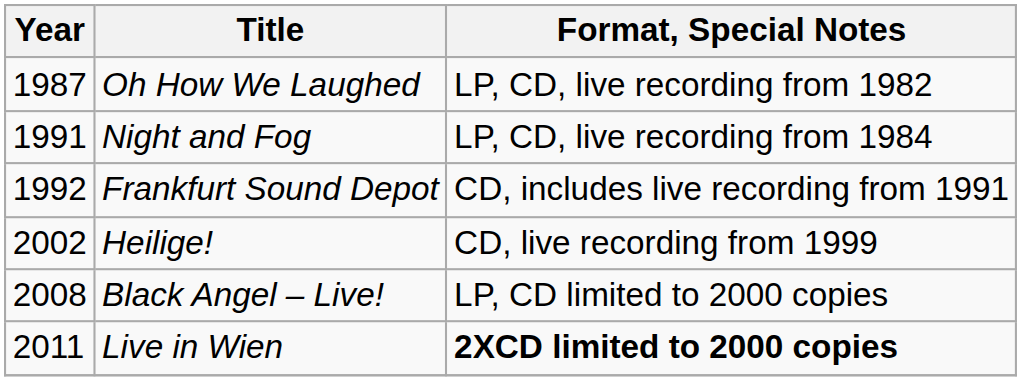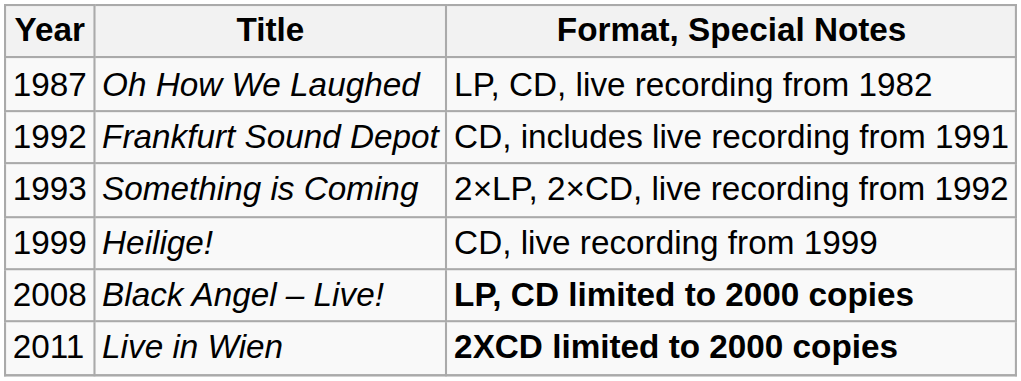- row: (207, 136)
+ row: (260, 189)
(50, 242) 2002 -> (50, 242) 1999
(671, 294) normal -> (684, 294) bold
